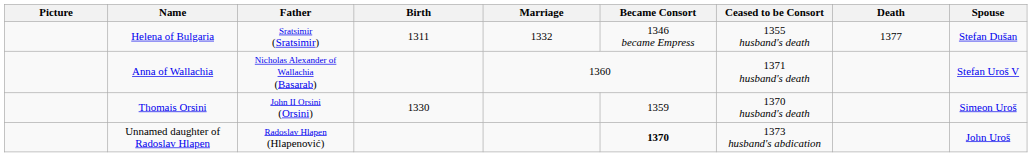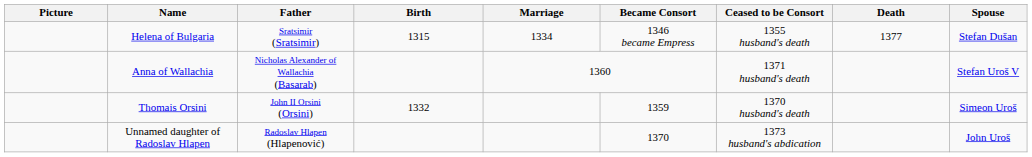(419, 36) 1311 -> (419, 36) 1315
(542, 36) 1332 -> (542, 36) 1334
(419, 107) 1330 -> (419, 107) 1332
(658, 137) bold -> (658, 137) normal
